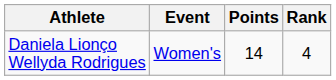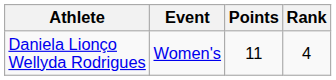(254, 53) 14 -> (254, 53) 11
